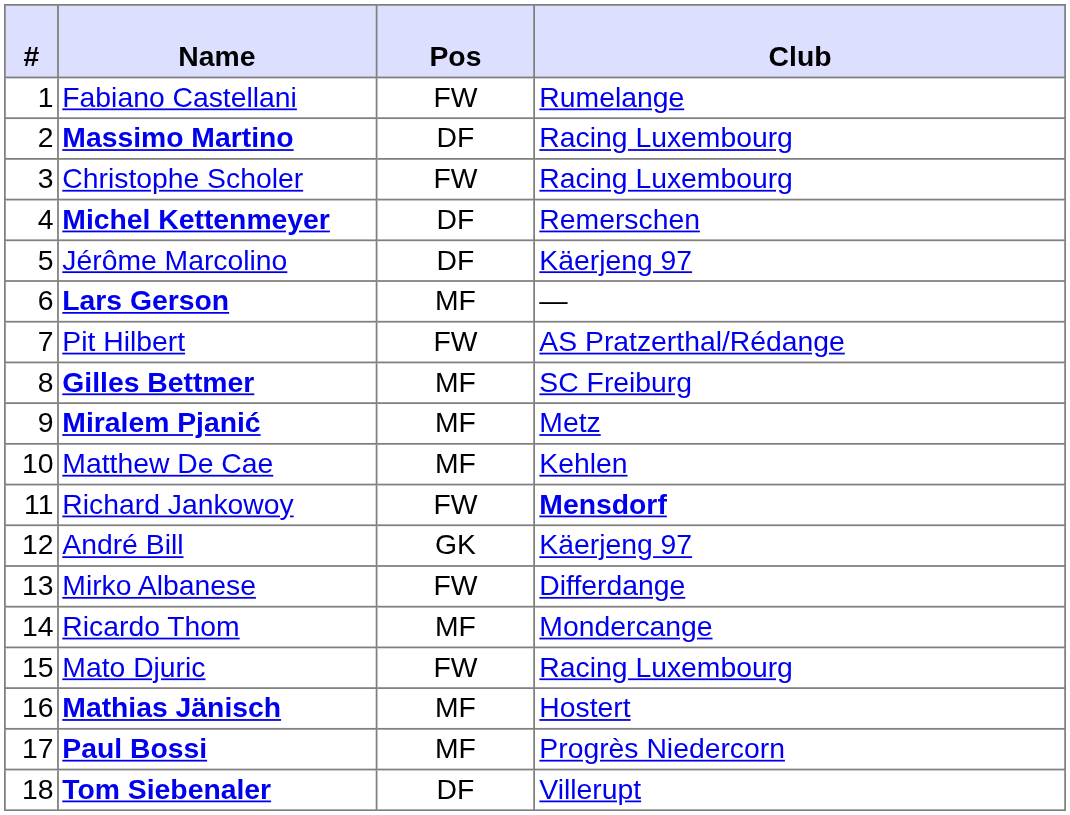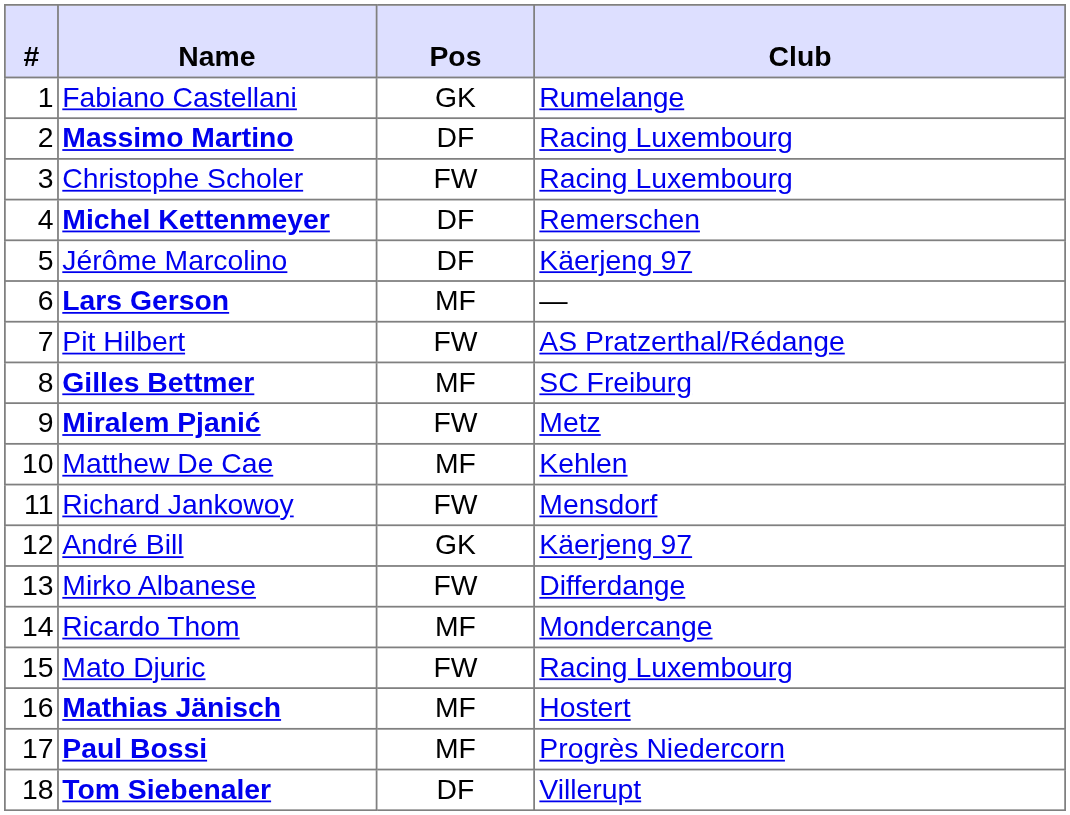(455, 97) FW -> (455, 97) GK
(455, 423) MF -> (455, 423) FW
(603, 504) bold -> (598, 504) normal
